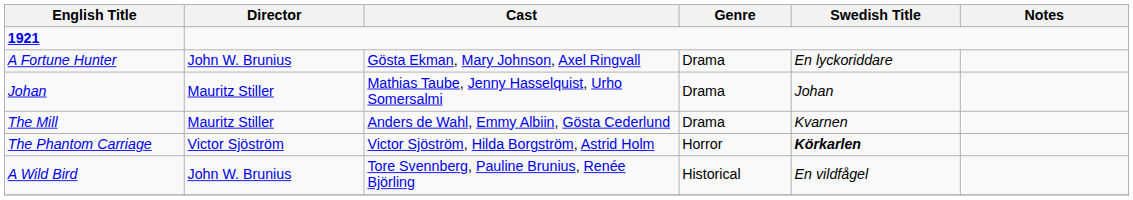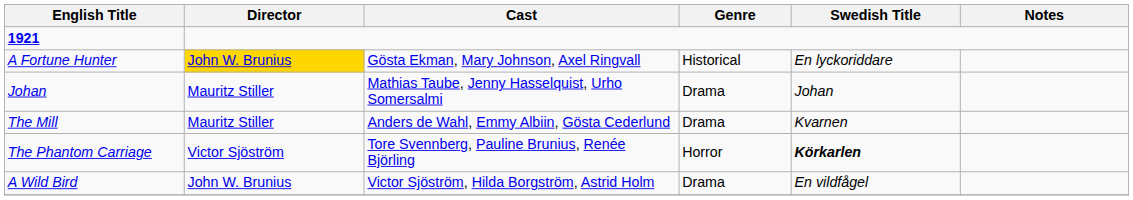(239, 60) no background -> (239, 60) gold background
(704, 60) Drama -> (711, 60) Historical
(511, 144) Victor Sjöström, Hilda Borgström, Astrid Holm -> (496, 152) Tore Svennberg, Pauline Brunius, Renée Björling
(496, 175) Tore Svennberg, Pauline Brunius, Renée Björling -> (511, 183) Victor Sjöström, Hilda Borgström, Astrid Holm
(711, 175) Historical -> (704, 183) Drama
